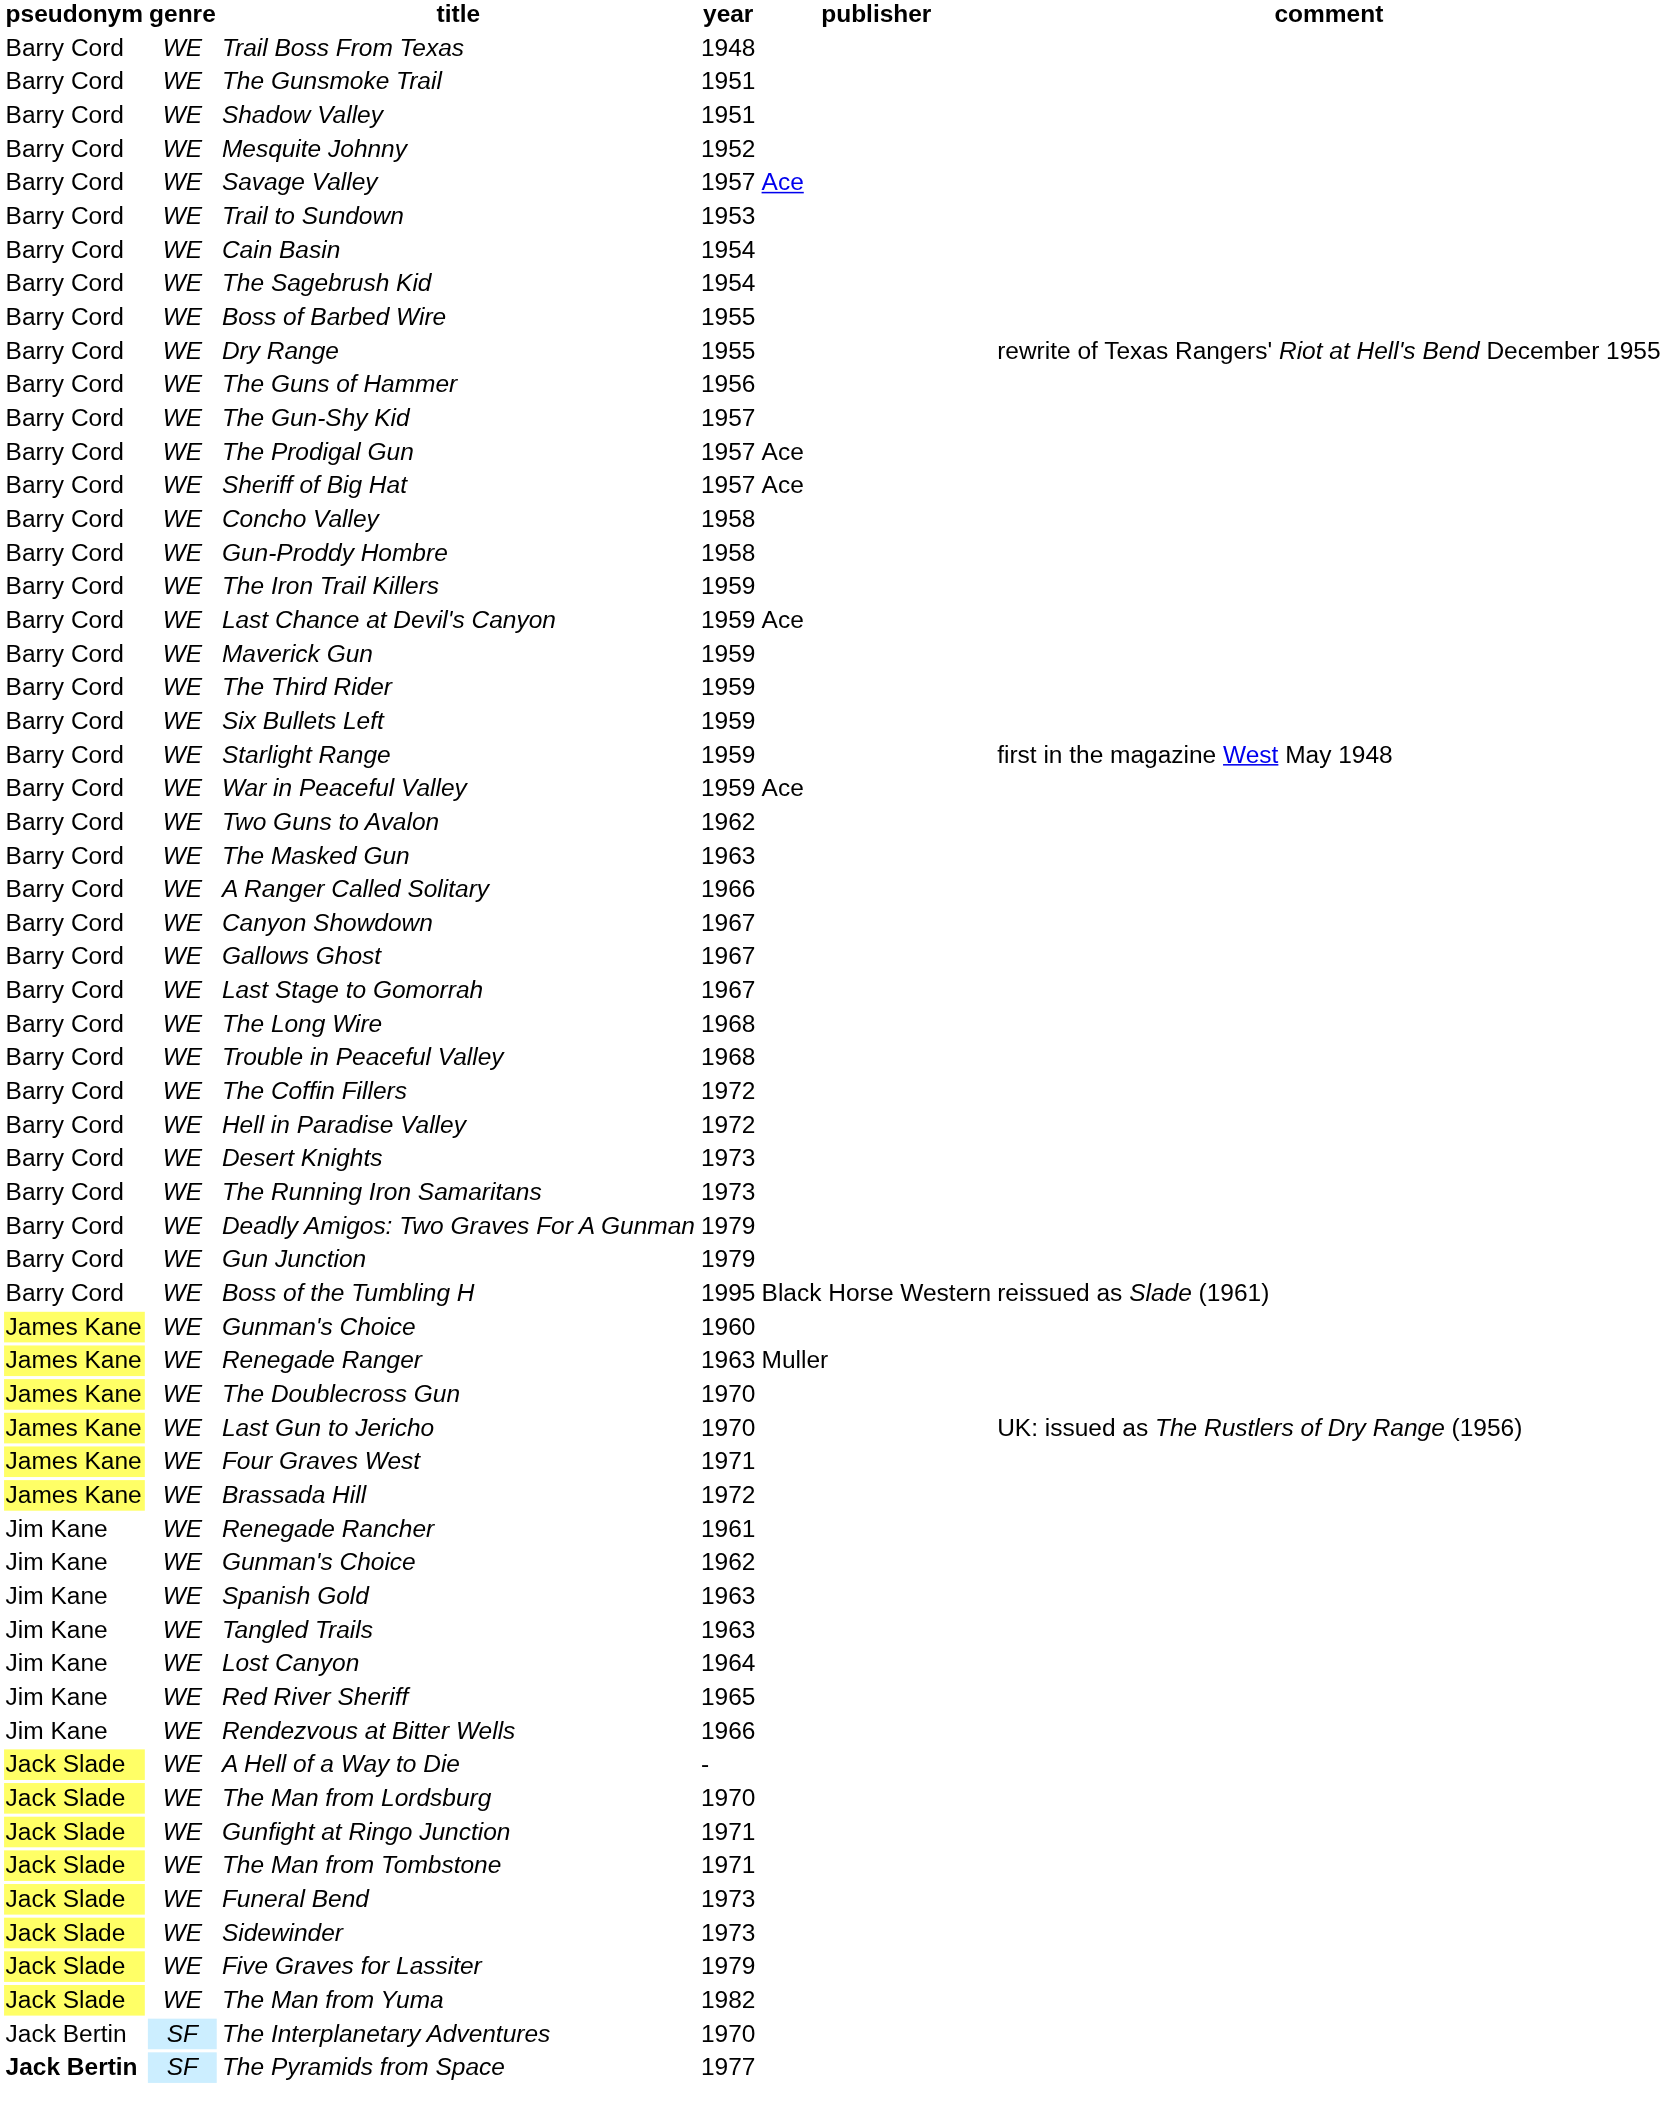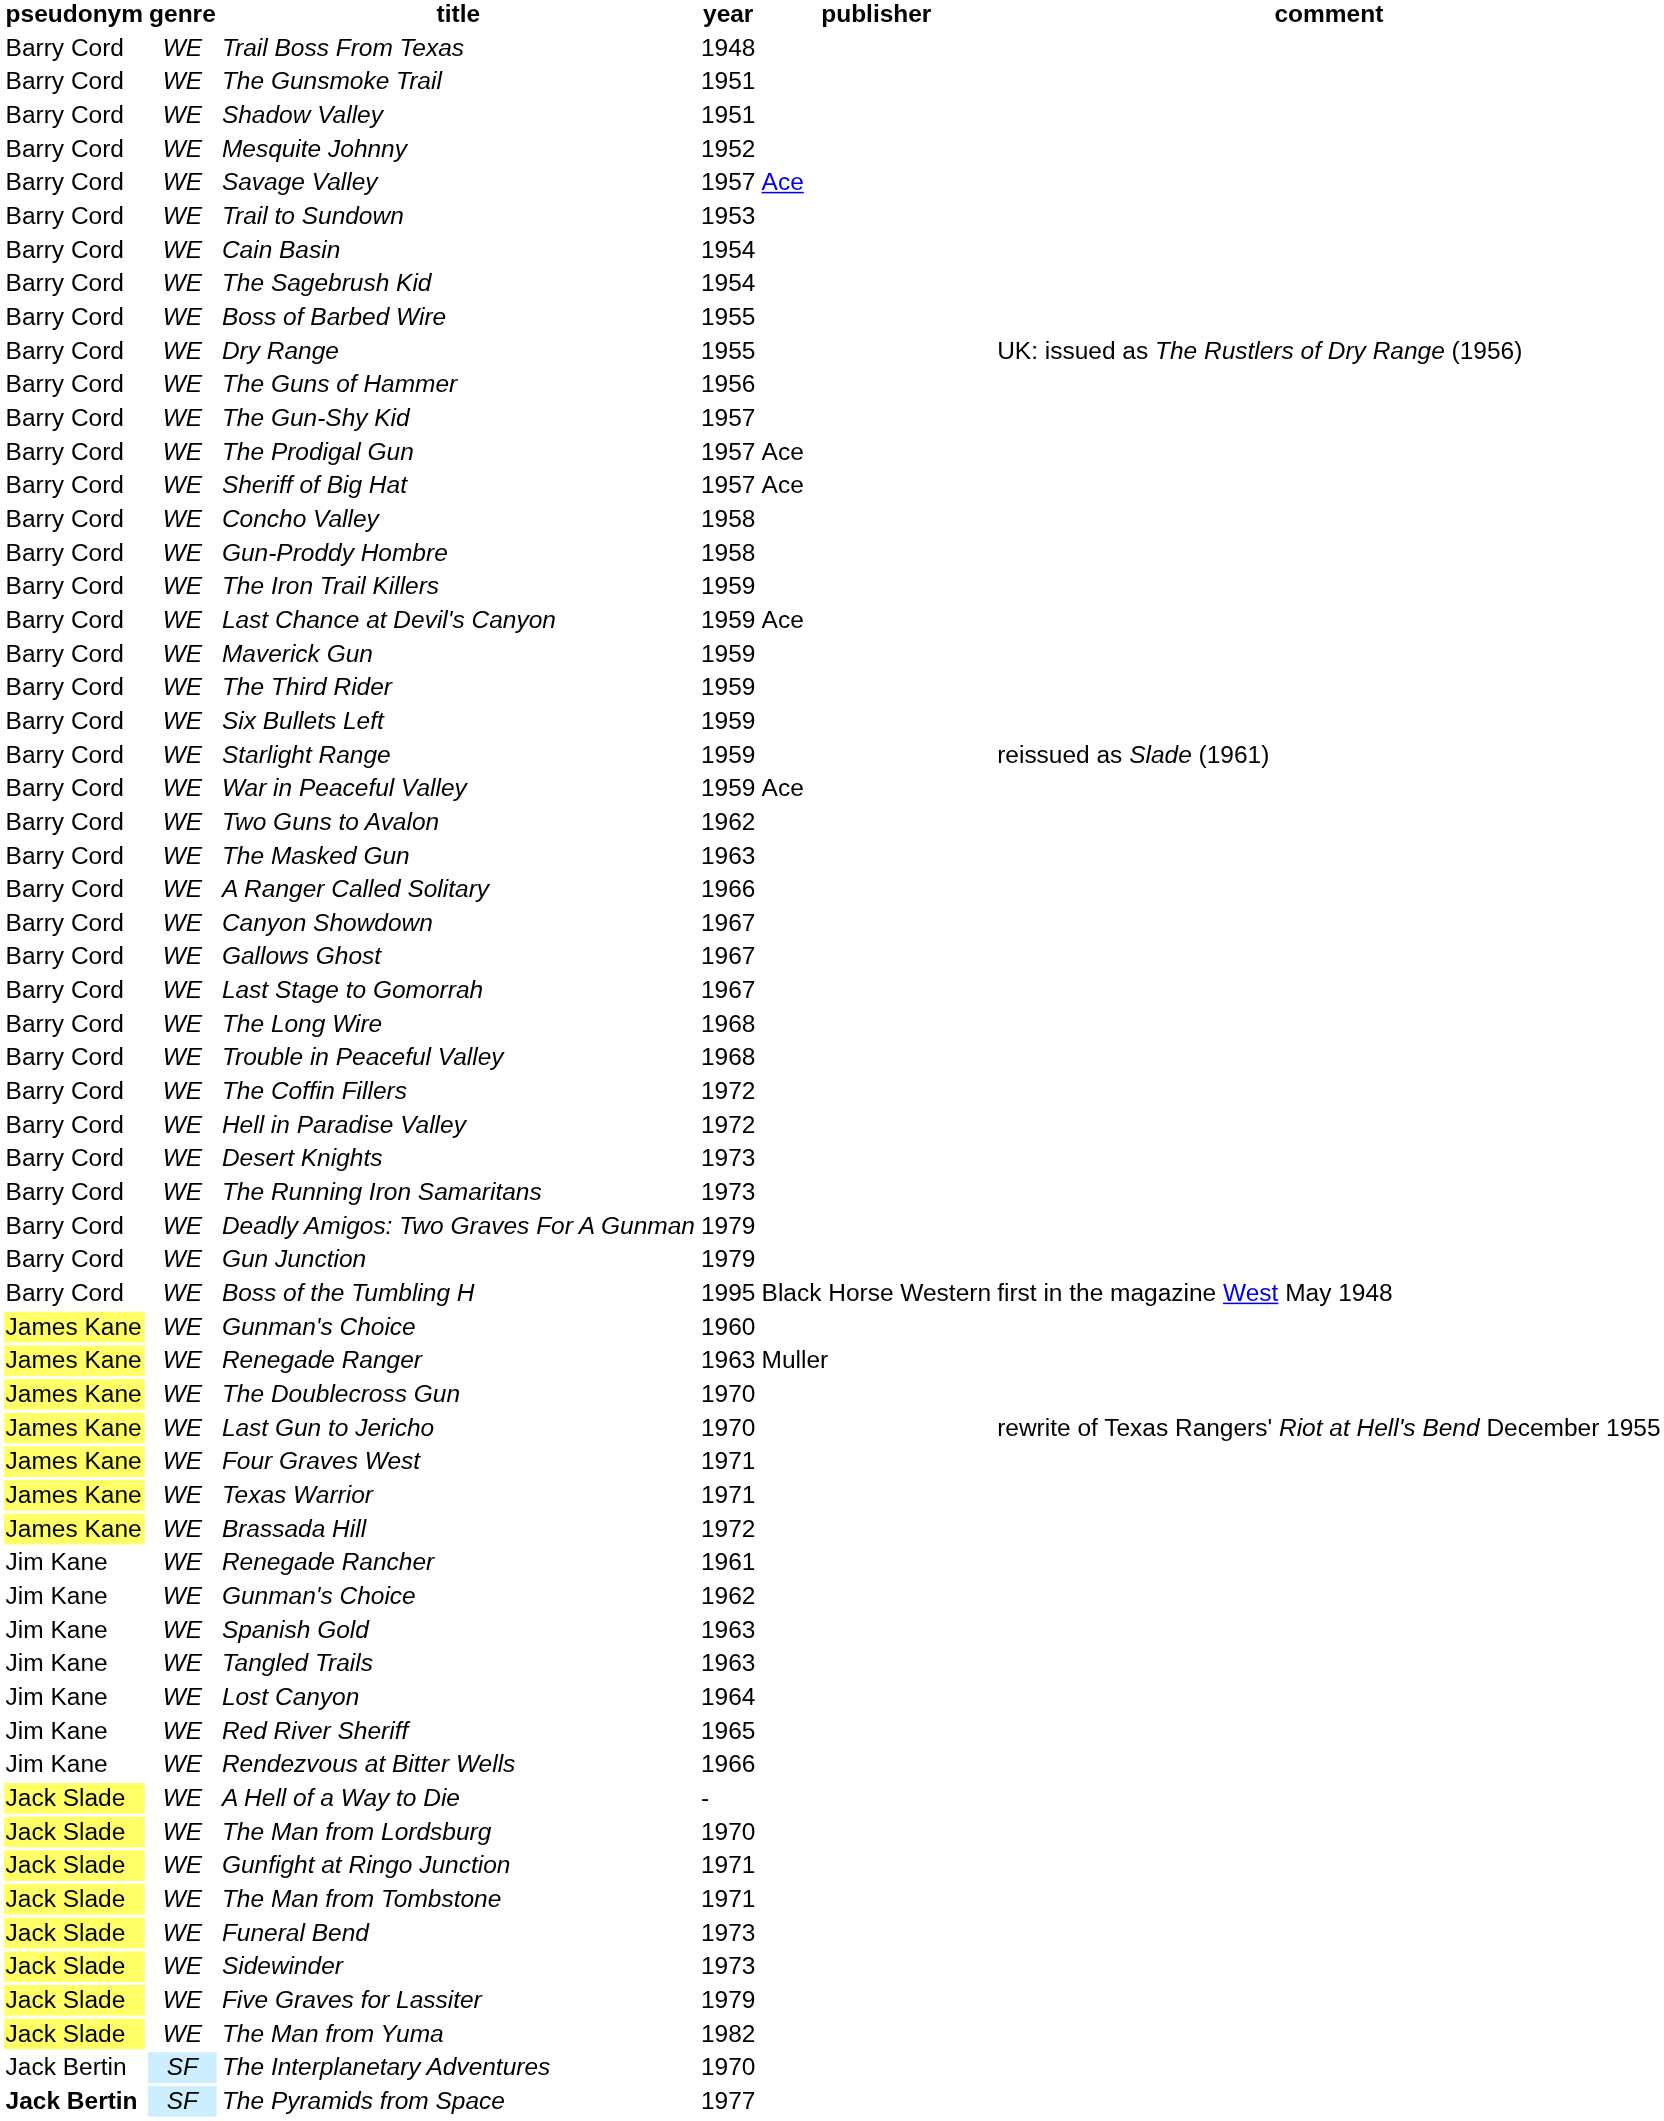(1329, 350) rewrite of Texas Rangers' Riot at Hell's Bend December 1955 -> (1260, 350) UK: issued as The Rustlers of Dry Range (1956)
(1195, 754) first in the magazine West May 1948 -> (1133, 754) reissued as Slade (1961)
(1133, 1293) reissued as Slade (1961) -> (1195, 1293) first in the magazine West May 1948
(1260, 1427) UK: issued as The Rustlers of Dry Range (1956) -> (1329, 1427) rewrite of Texas Rangers' Riot at Hell's Bend December 1955
+ row: (297, 1495)
